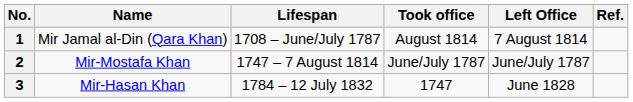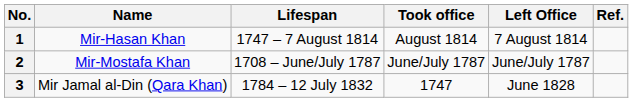(133, 39) Mir Jamal al-Din (Qara Khan) -> (133, 39) Mir-Hasan Khan
(307, 39) 1708 – June/July 1787 -> (307, 39) 1747 – 7 August 1814
(307, 62) 1747 – 7 August 1814 -> (307, 62) 1708 – June/July 1787
(133, 85) Mir-Hasan Khan -> (133, 85) Mir Jamal al-Din (Qara Khan)
